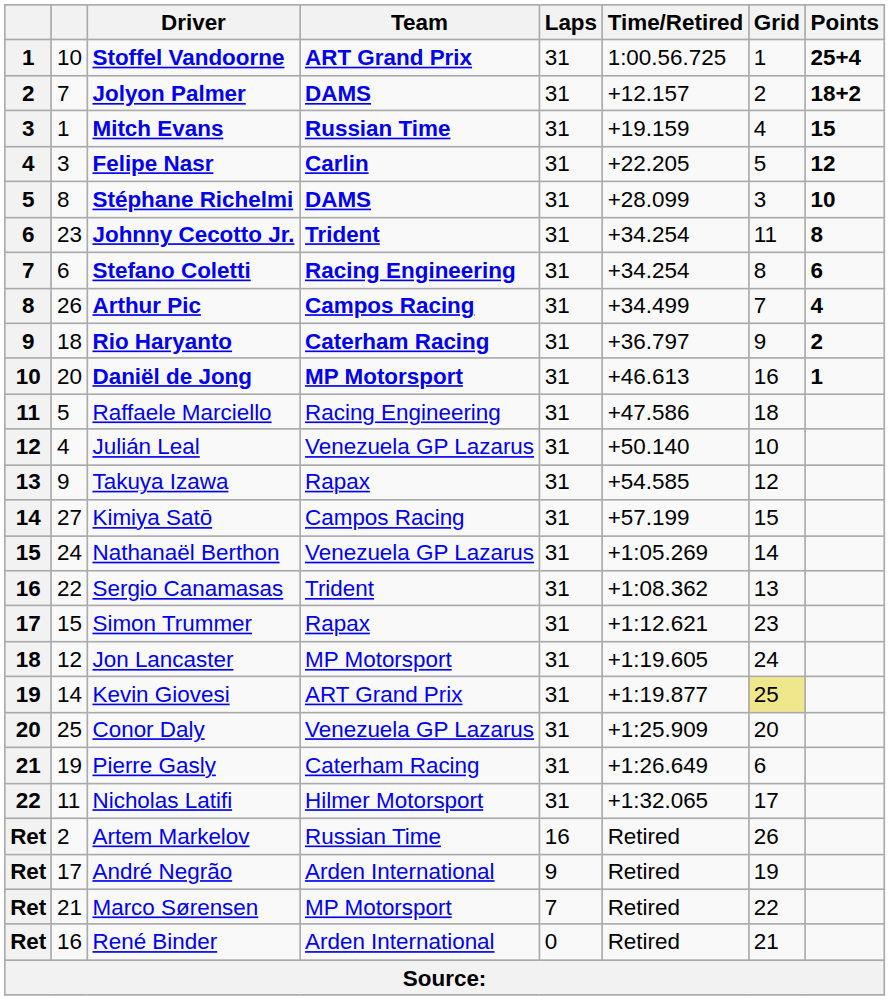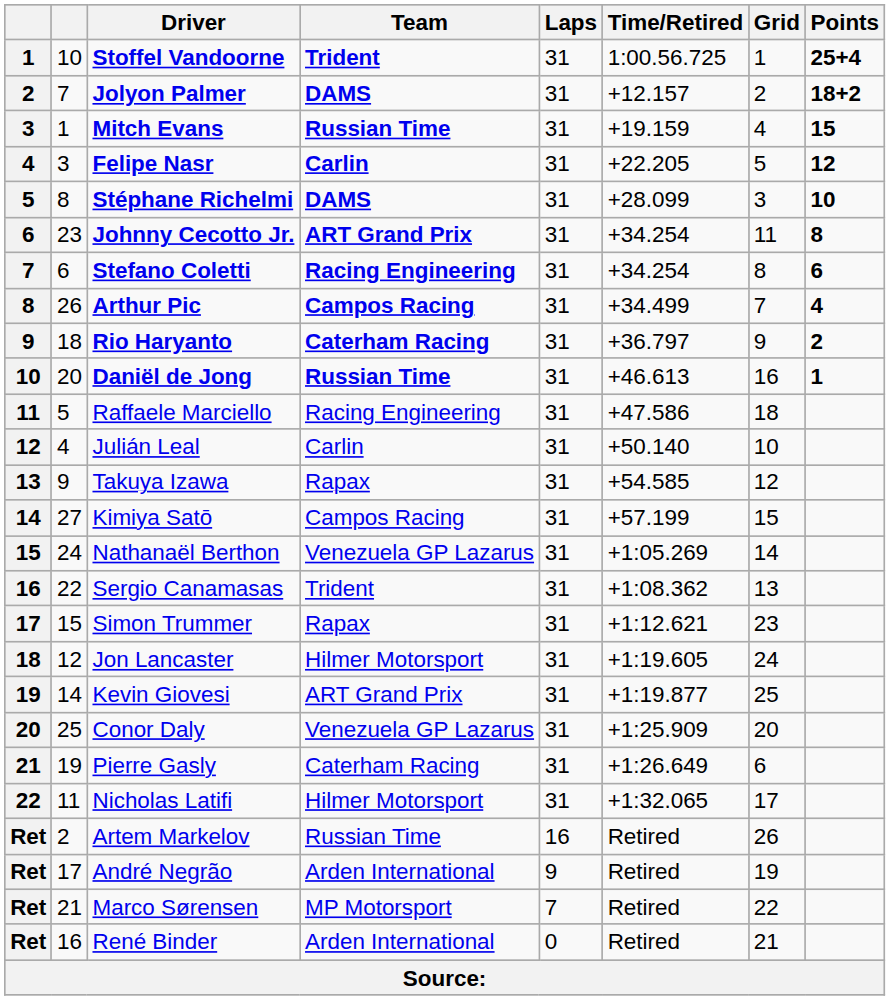(389, 57) ART Grand Prix -> (342, 57) Trident
(342, 234) Trident -> (389, 234) ART Grand Prix
(384, 376) MP Motorsport -> (378, 376) Russian Time
(420, 447) Venezuela GP Lazarus -> (334, 447) Carlin
(378, 659) MP Motorsport -> (394, 659) Hilmer Motorsport
(766, 694) khaki background -> (766, 694) no background
